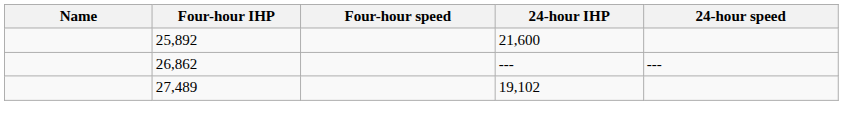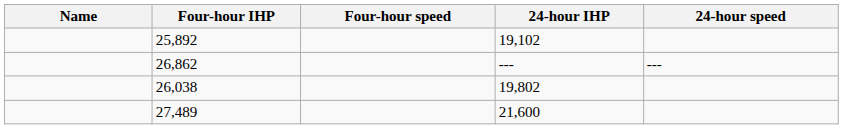(519, 40) 21,600 -> (519, 40) 19,102
+ row: (177, 87)
(519, 87) 19,102 -> (519, 111) 21,600
